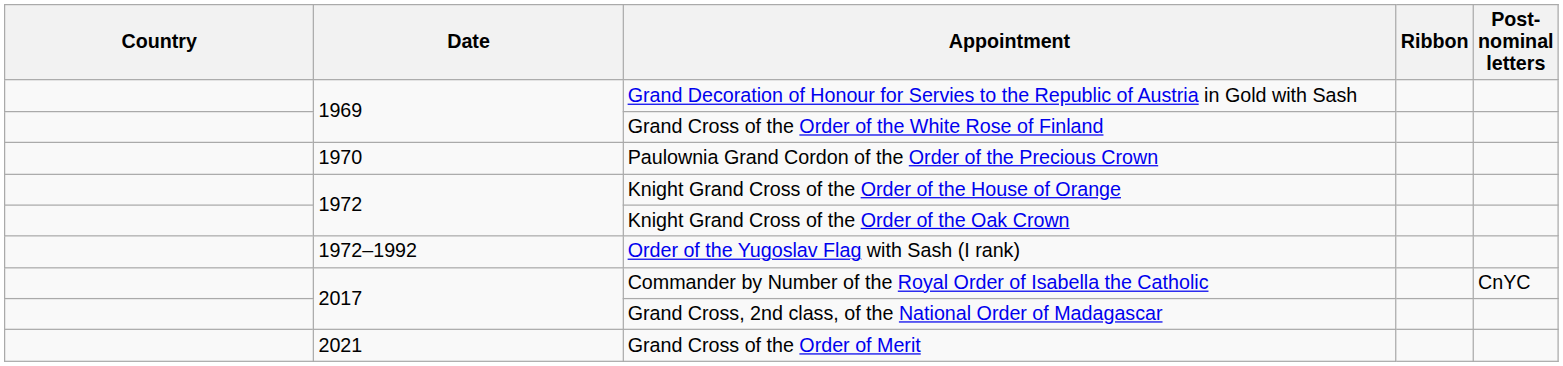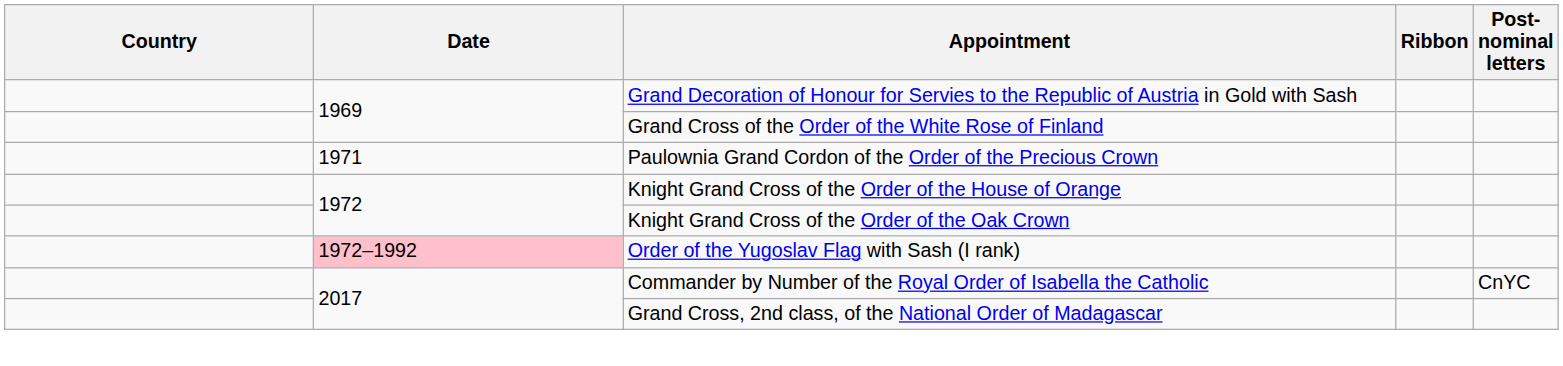(340, 158) 1970 -> (340, 158) 1971
(368, 251) no background -> (368, 251) pink background
- row: (774, 345)
